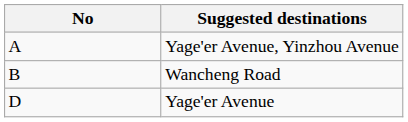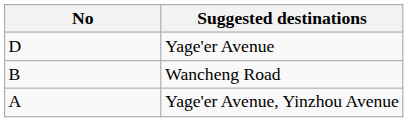rows swapped: (282, 46) <-> (220, 102)
